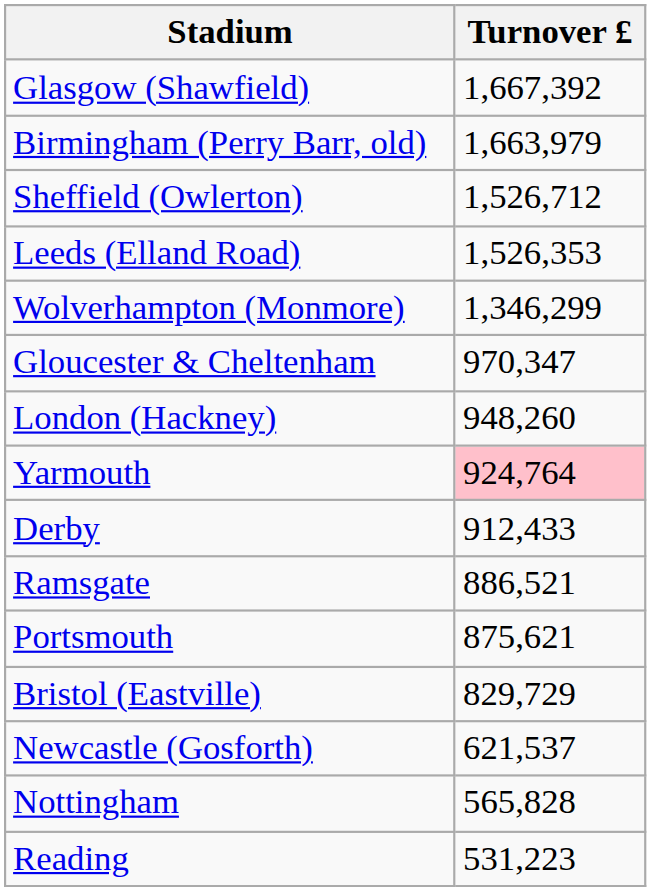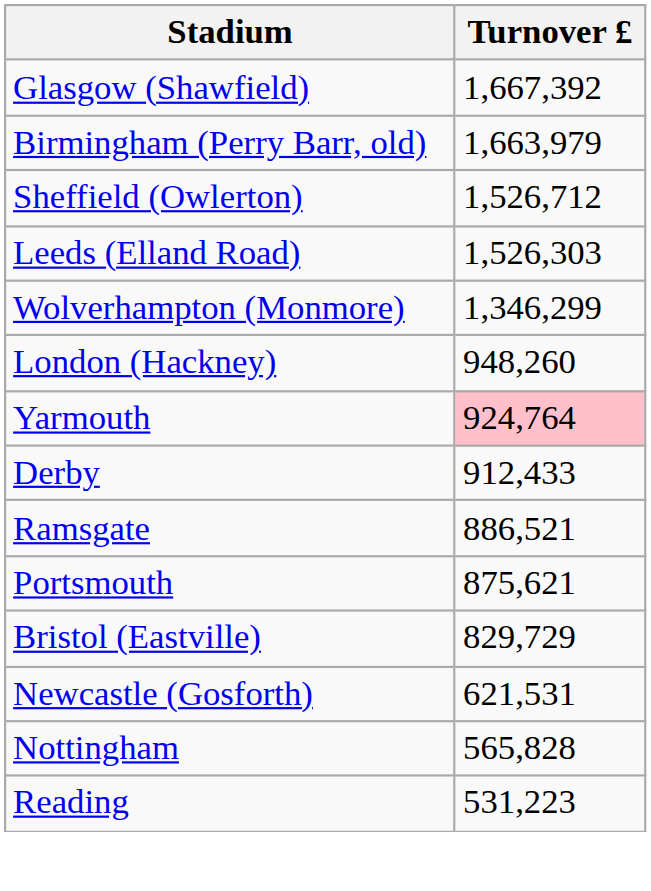(533, 252) 1,526,353 -> (533, 252) 1,526,303
- row: (194, 362)
(520, 747) 621,537 -> (520, 692) 621,531
